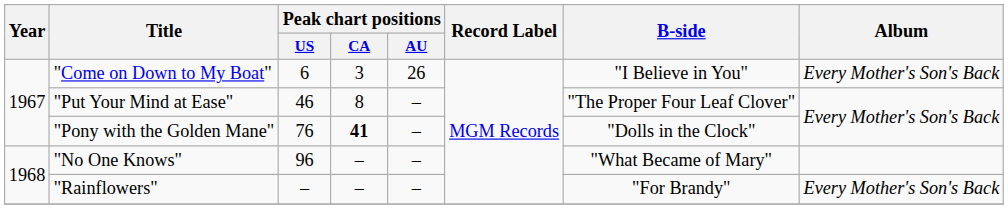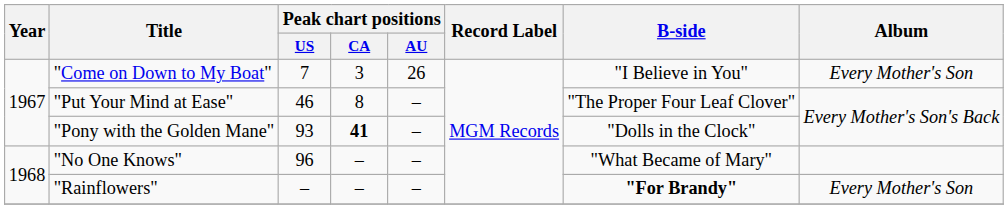(305, 73) 6 -> (305, 73) 7
(901, 73) Every Mother's Son's Back -> (901, 73) Every Mother's Son
(305, 131) 76 -> (305, 131) 93
(681, 189) normal -> (681, 189) bold
(901, 189) Every Mother's Son's Back -> (901, 189) Every Mother's Son
